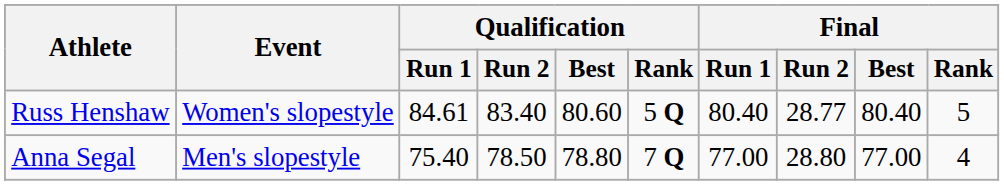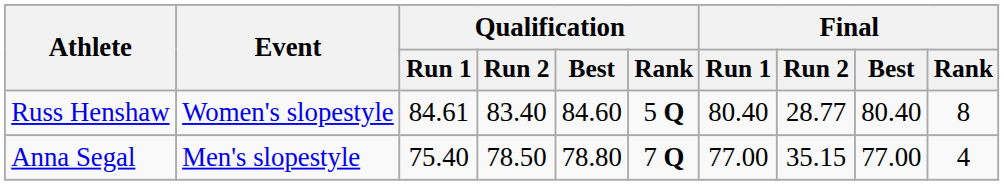(592, 112) 80.60 -> (592, 112) 84.60
(963, 112) 5 -> (963, 112) 8
(816, 157) 28.80 -> (816, 157) 35.15
